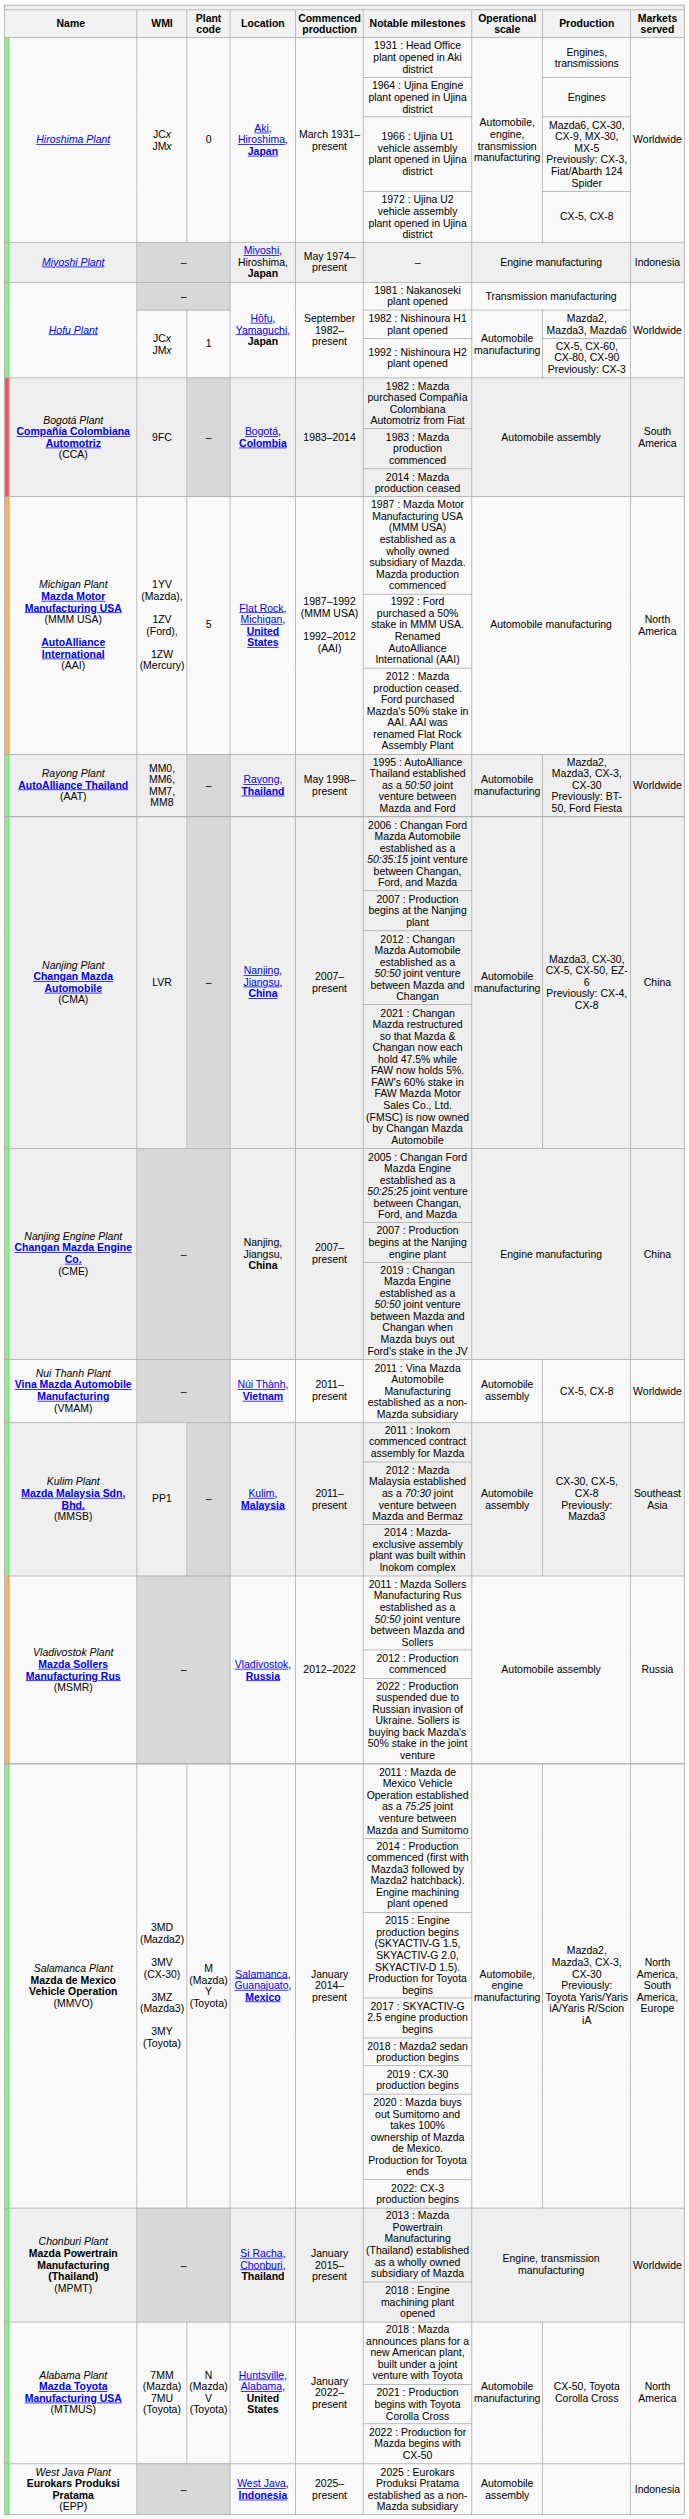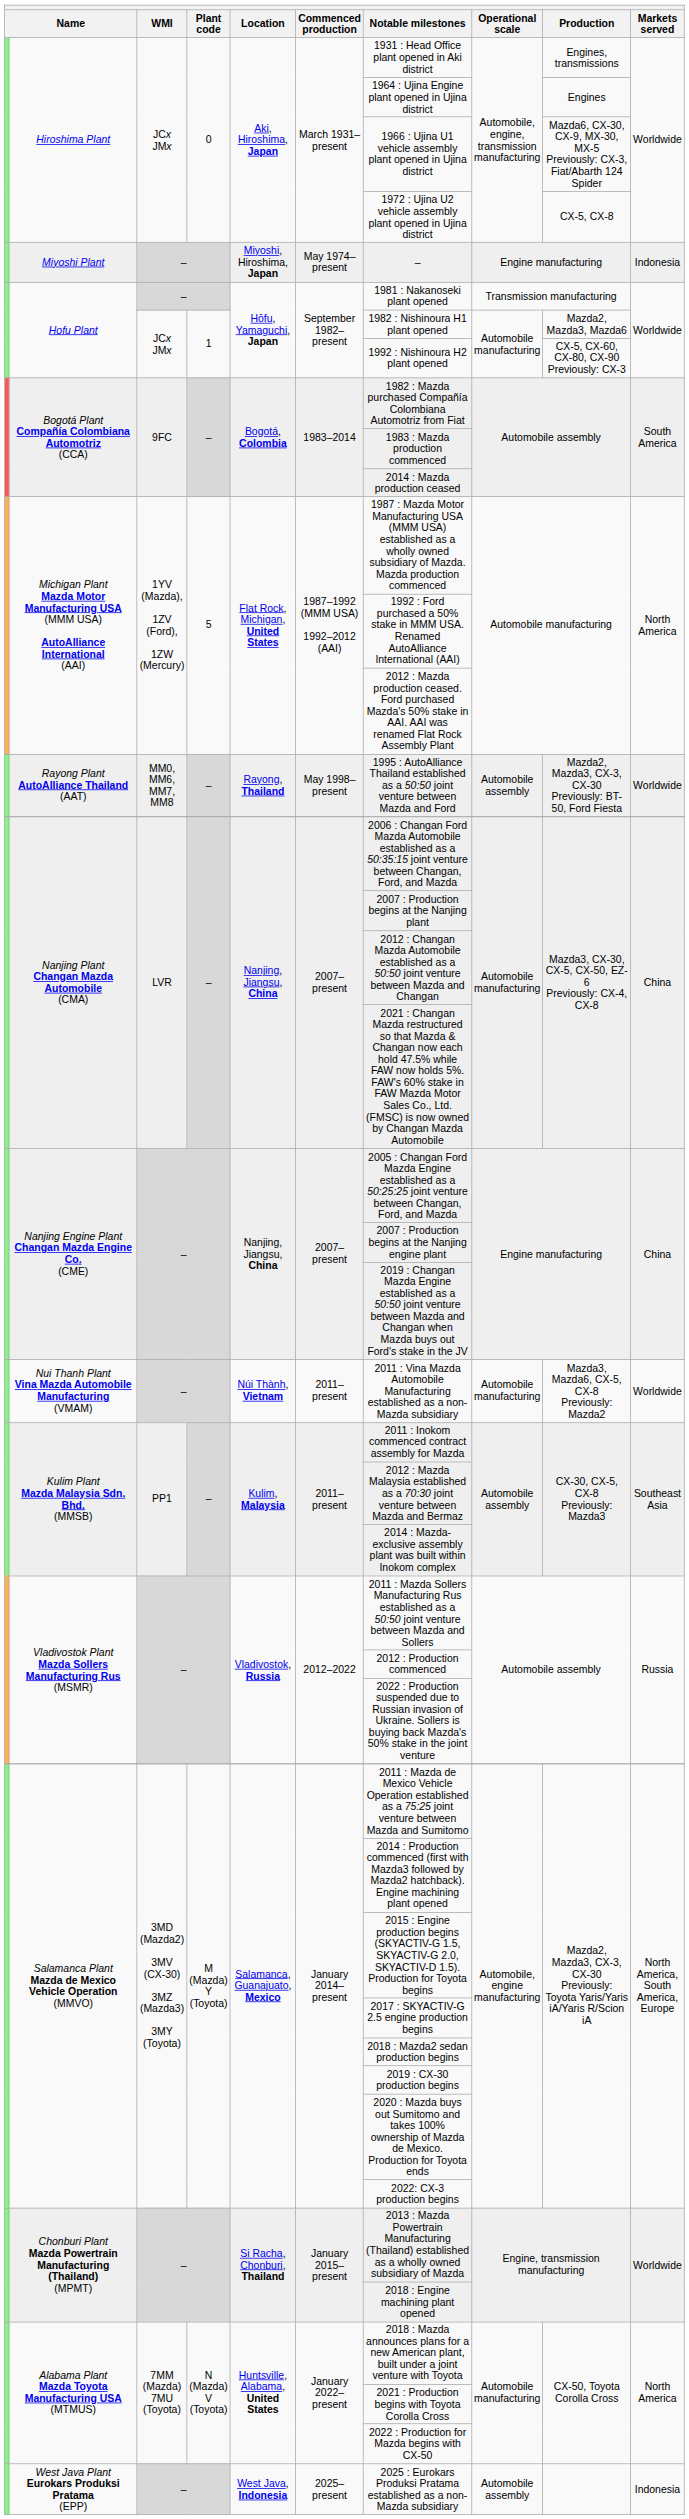(507, 785) Automobile manufacturing -> (507, 785) Automobile assembly
(507, 1391) Automobile assembly -> (507, 1391) Automobile manufacturing
(587, 1391) CX-5, CX-8 -> (587, 1391) Mazda3, Mazda6, CX-5, CX-8 Previously: Mazda2
